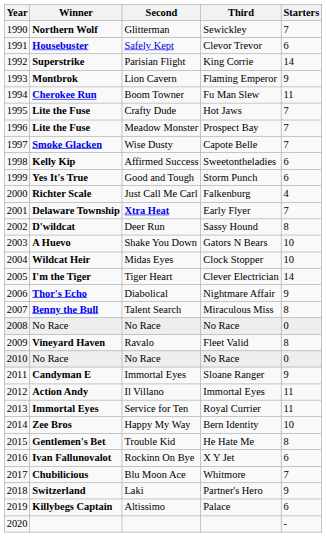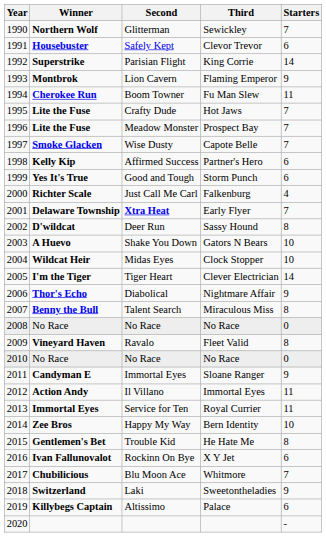(240, 161) Sweetontheladies -> (233, 161) Partner's Hero
(233, 491) Partner's Hero -> (240, 491) Sweetontheladies
